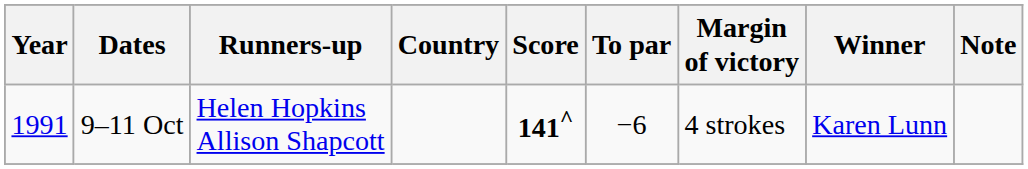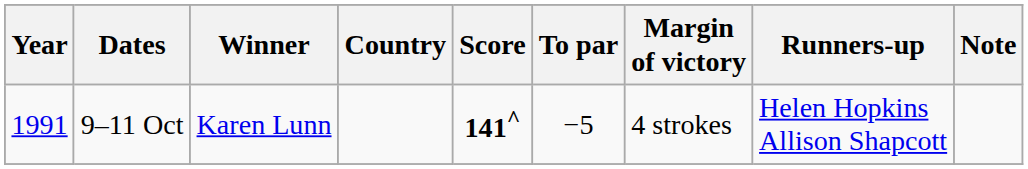columns swapped: (880, 44) <-> (291, 44)
(632, 124) −6 -> (579, 124) −5
